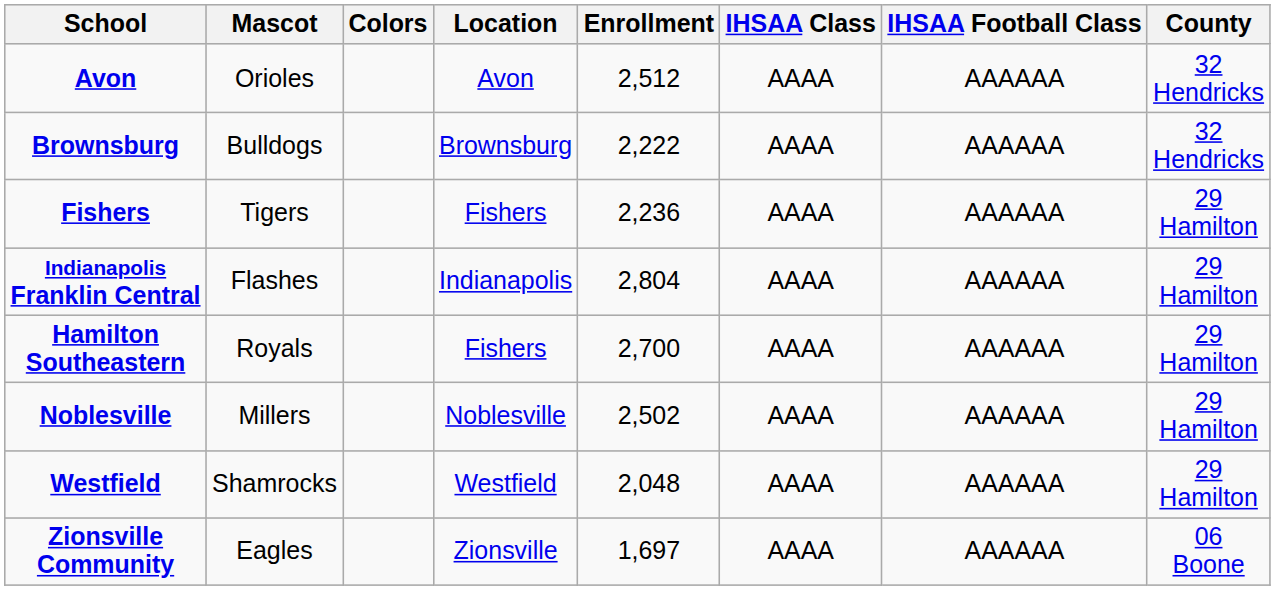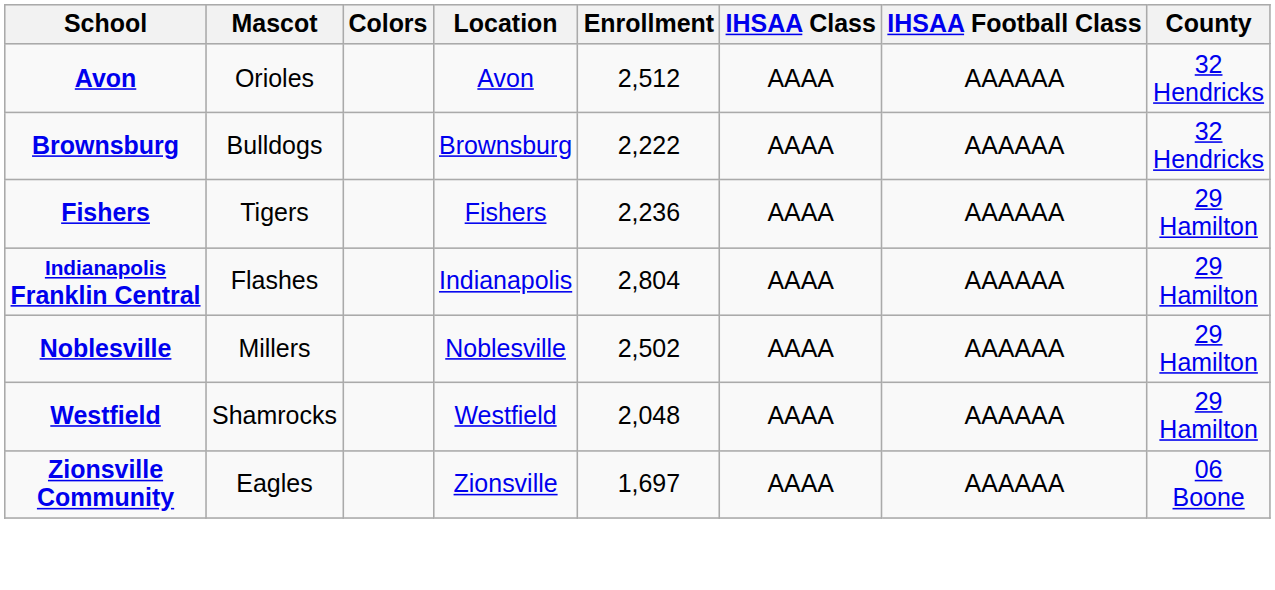- row: (106, 348)
